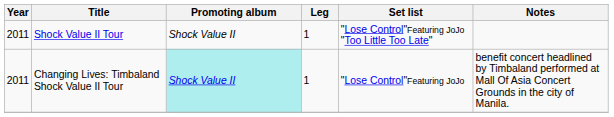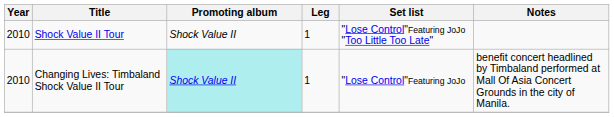(18, 35) 2011 -> (18, 35) 2010
(18, 80) 2011 -> (18, 80) 2010
